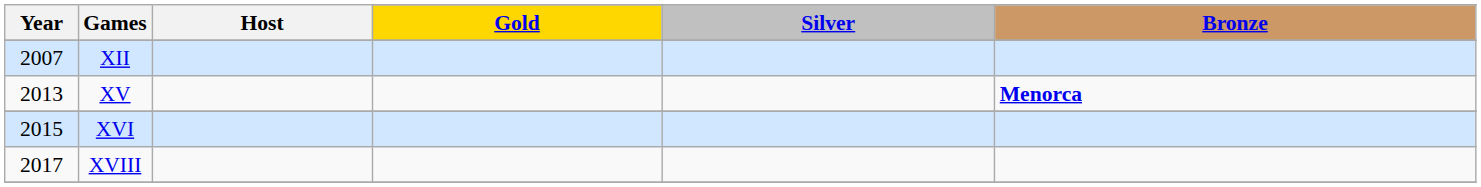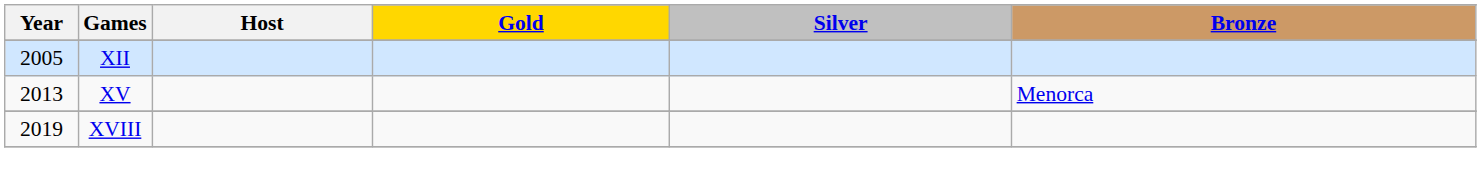(41, 58) 2007 -> (41, 58) 2005
(1041, 93) bold -> (1055, 93) normal
- row: (115, 129)
(41, 164) 2017 -> (41, 129) 2019
